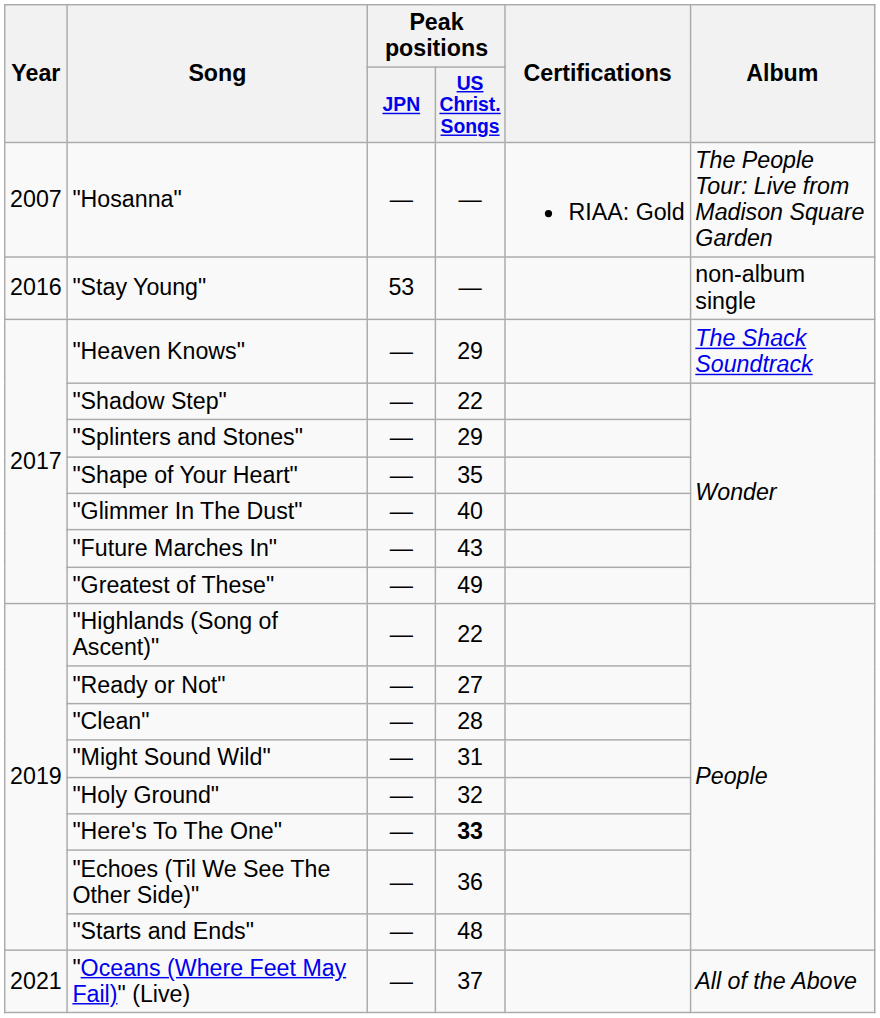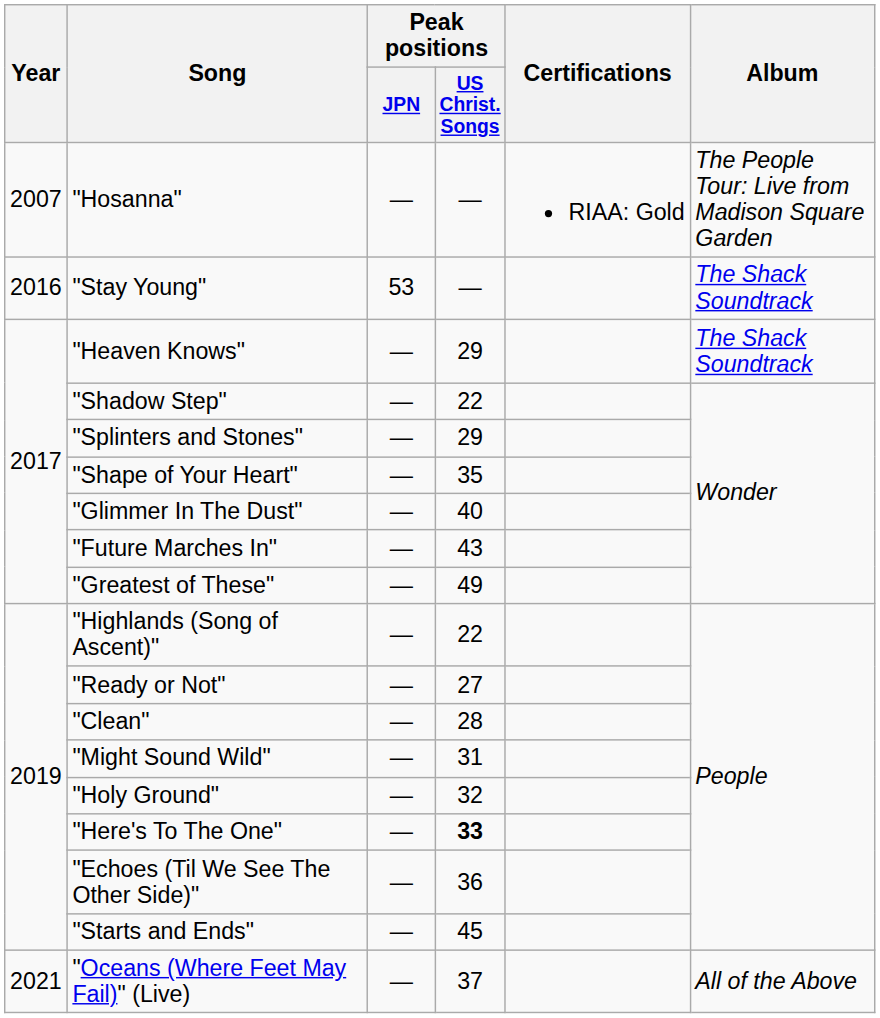(750, 288) non-album single -> (754, 288) The Shack Soundtrack
(470, 931) 48 -> (470, 931) 45
